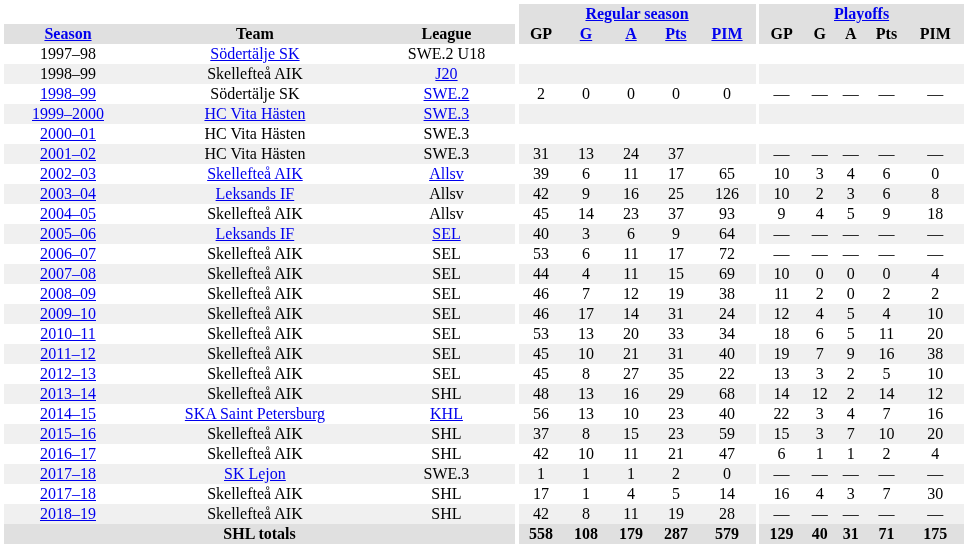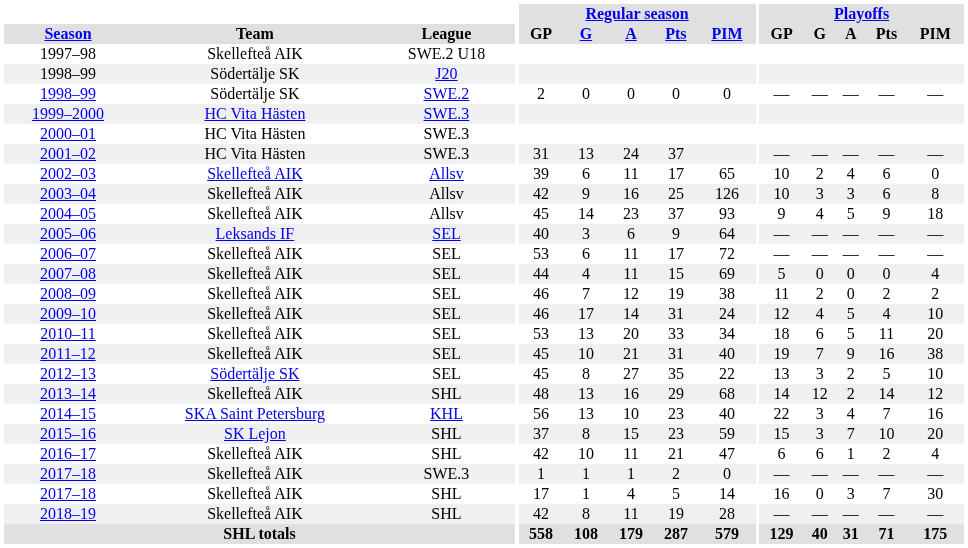(255, 54) Södertälje SK -> (255, 54) Skellefteå AIK
(255, 74) Skellefteå AIK -> (255, 74) Södertälje SK
(820, 174) 3 -> (820, 174) 2
(255, 194) Leksands IF -> (255, 194) Skellefteå AIK
(820, 194) 2 -> (820, 194) 3
(782, 274) 10 -> (782, 274) 5
(255, 374) Skellefteå AIK -> (255, 374) Södertälje SK
(255, 434) Skellefteå AIK -> (255, 434) SK Lejon
(820, 454) 1 -> (820, 454) 6
(255, 474) SK Lejon -> (255, 474) Skellefteå AIK
(820, 494) 4 -> (820, 494) 0
